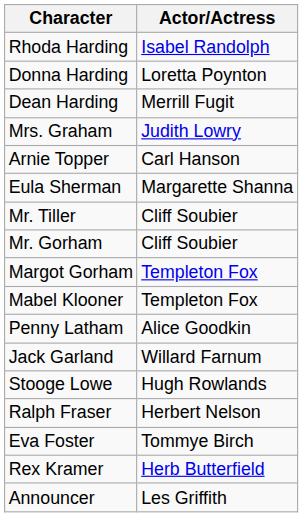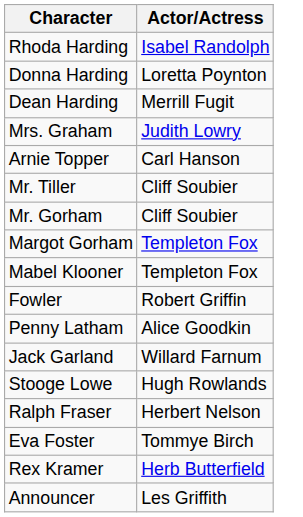- row: (65, 187)
+ row: (35, 300)
